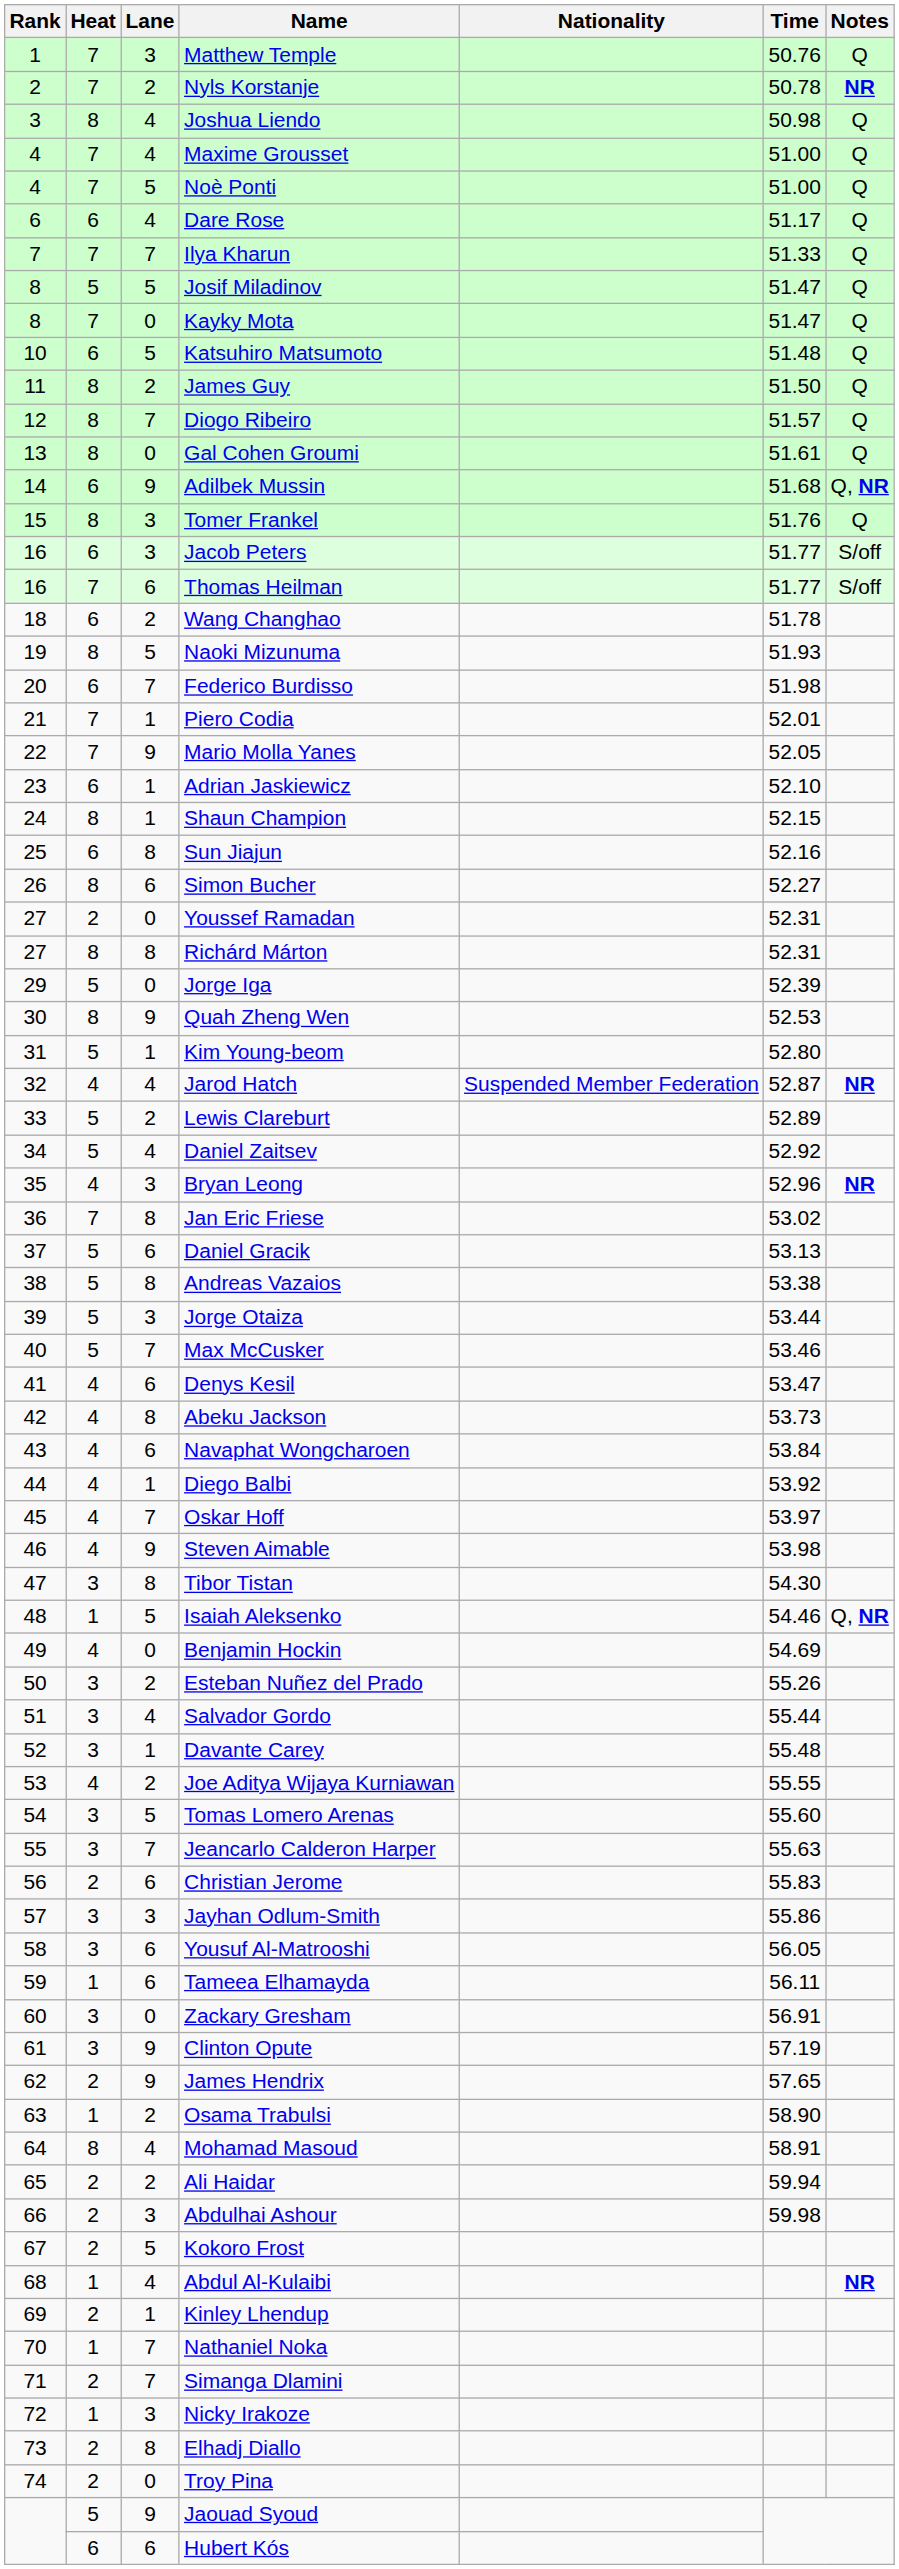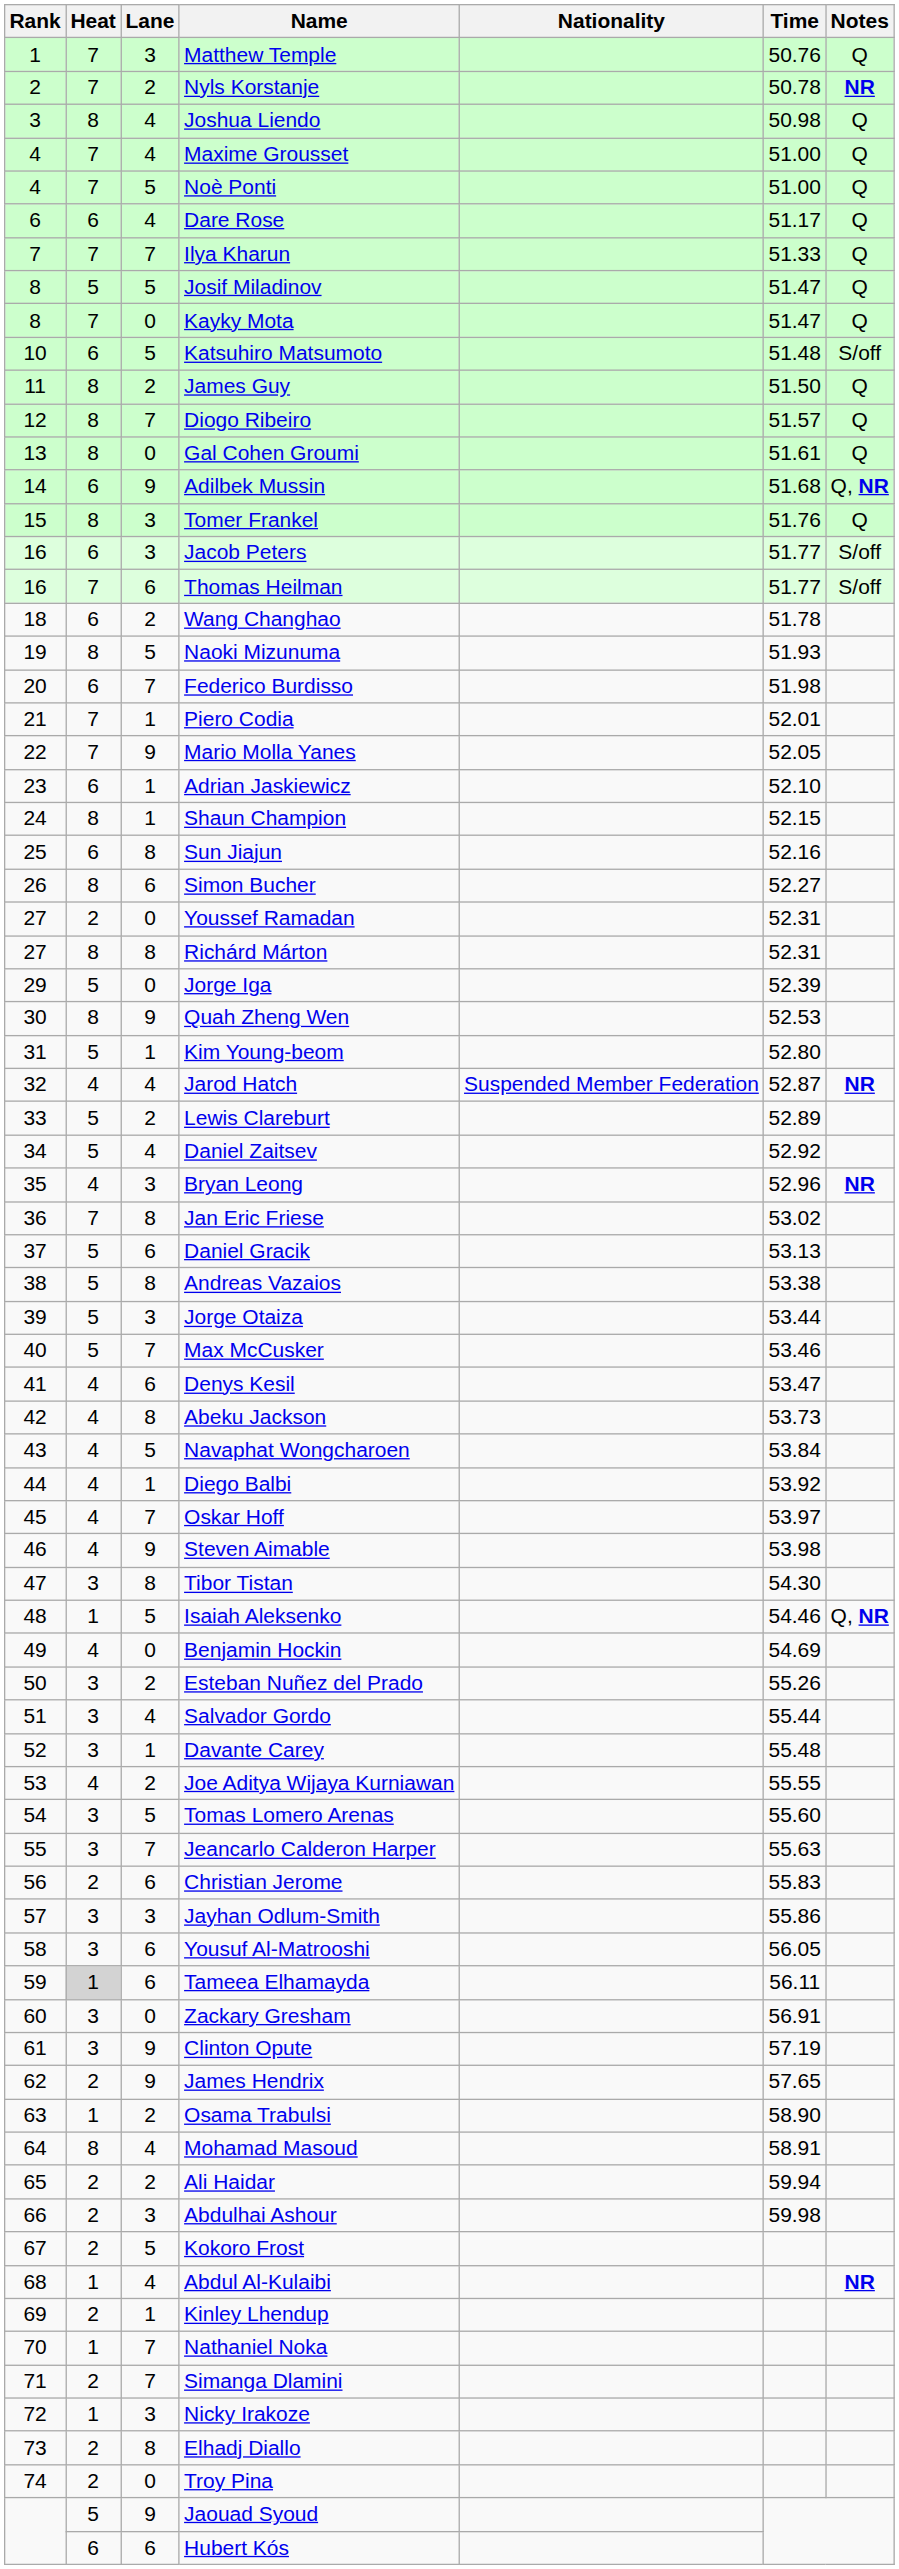(860, 353) Q -> (860, 353) S/off
(150, 1450) 6 -> (150, 1450) 5
(93, 1982) no background -> (93, 1982) lightgrey background
